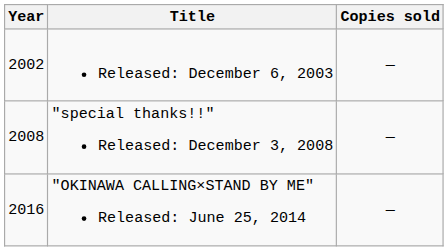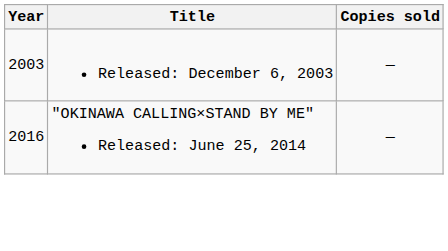(26, 65) 2002 -> (26, 65) 2003
- row: (192, 130)
